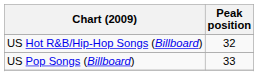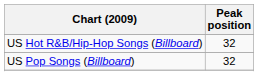(229, 61) 33 -> (229, 61) 32
